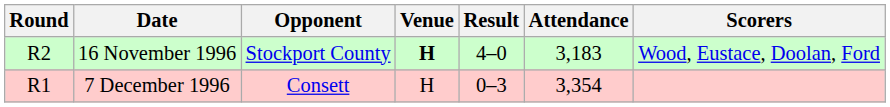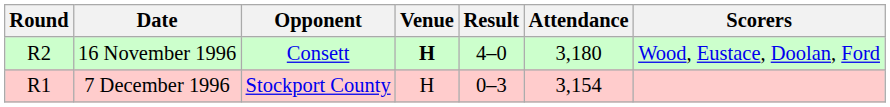(318, 53) Stockport County -> (318, 53) Consett
(579, 53) 3,183 -> (579, 53) 3,180
(318, 85) Consett -> (318, 85) Stockport County
(579, 85) 3,354 -> (579, 85) 3,154
